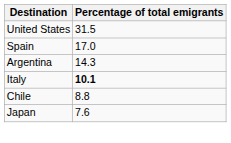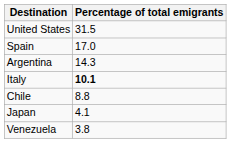(82, 113) 7.6 -> (82, 113) 4.1
+ row: (31, 130)
